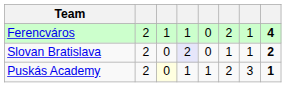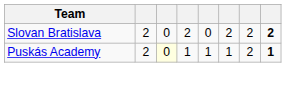- row: (41, 33)
(187, 52) lavender background -> (187, 33) no background
(229, 52) 1 -> (229, 33) 2
(250, 52) 1 -> (250, 33) 2
(229, 71) 2 -> (229, 52) 1
(250, 71) 3 -> (250, 52) 2
